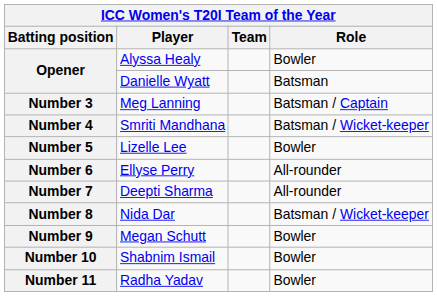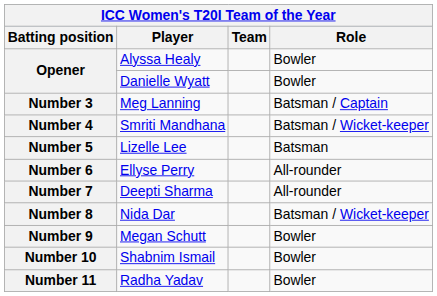(301, 81) Batsman -> (295, 81) Bowler
(295, 147) Bowler -> (301, 147) Batsman
